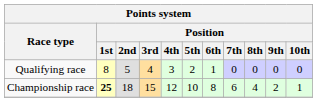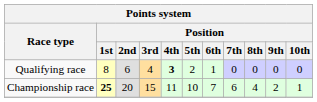(127, 69) 5 -> (127, 69) 6
(172, 69) normal -> (172, 69) bold
(127, 88) 18 -> (127, 88) 20
(172, 88) 12 -> (172, 88) 11
(213, 88) 8 -> (213, 88) 7
